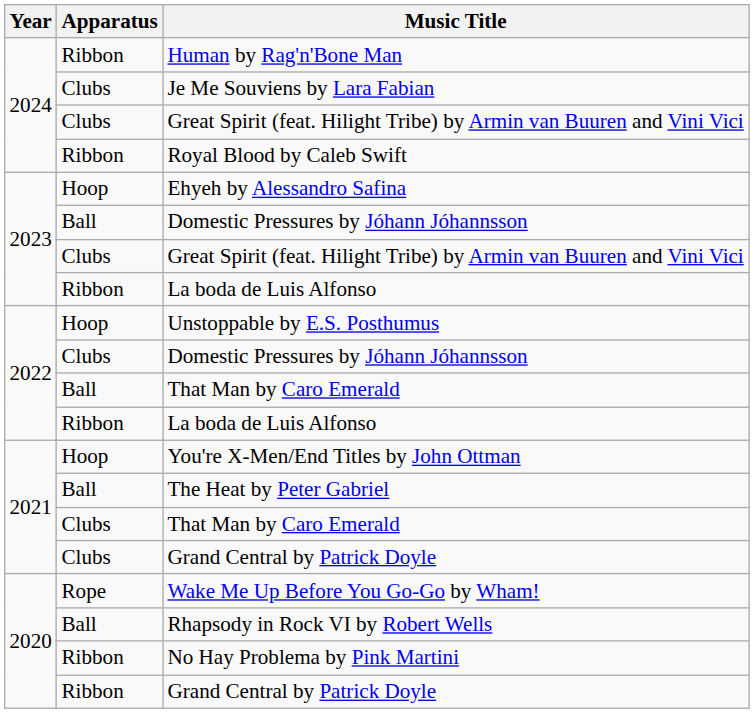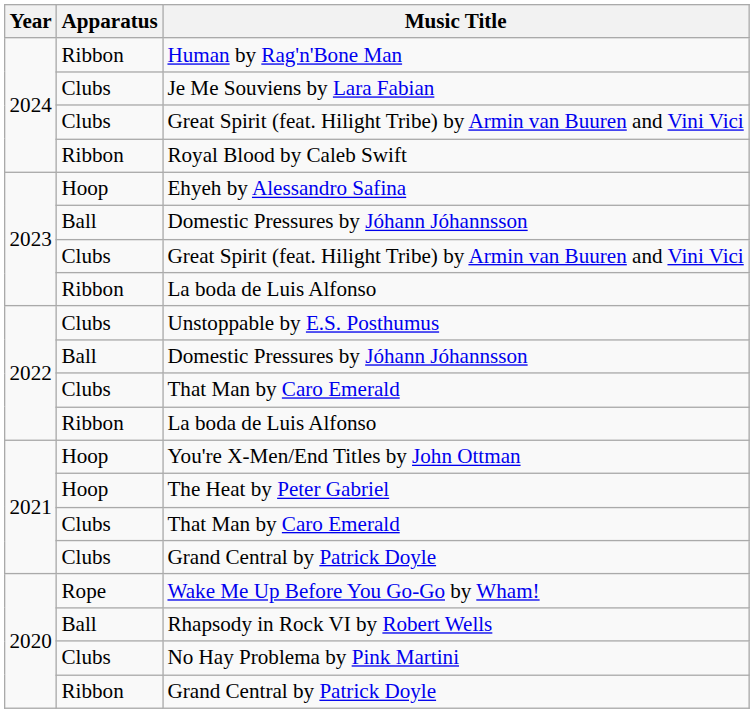(85, 322) Hoop -> (86, 322) Clubs
(86, 356) Clubs -> (79, 356) Ball
(79, 389) Ball -> (86, 389) Clubs
(79, 490) Ball -> (85, 490) Hoop
(93, 657) Ribbon -> (86, 657) Clubs
